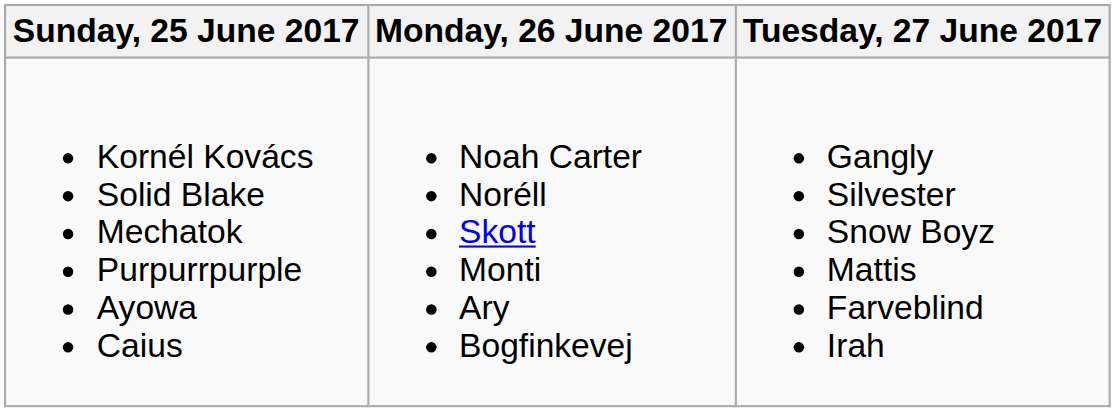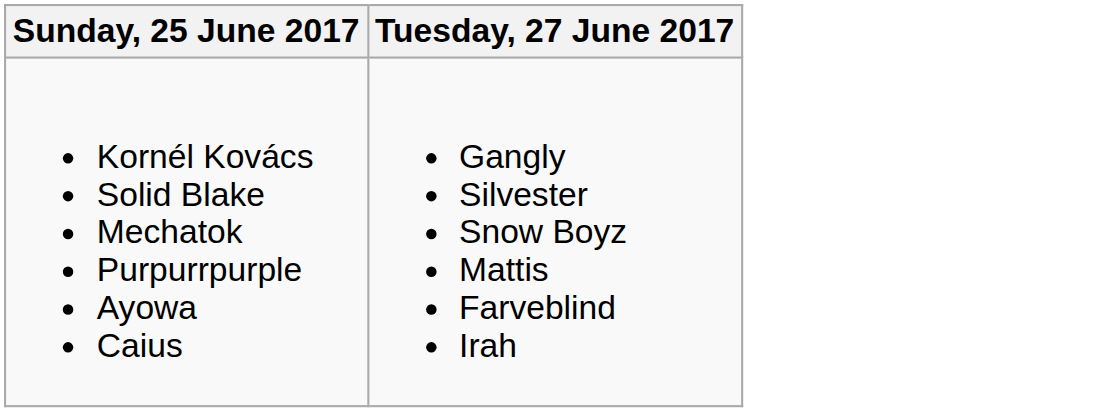- column: (551, 31)
